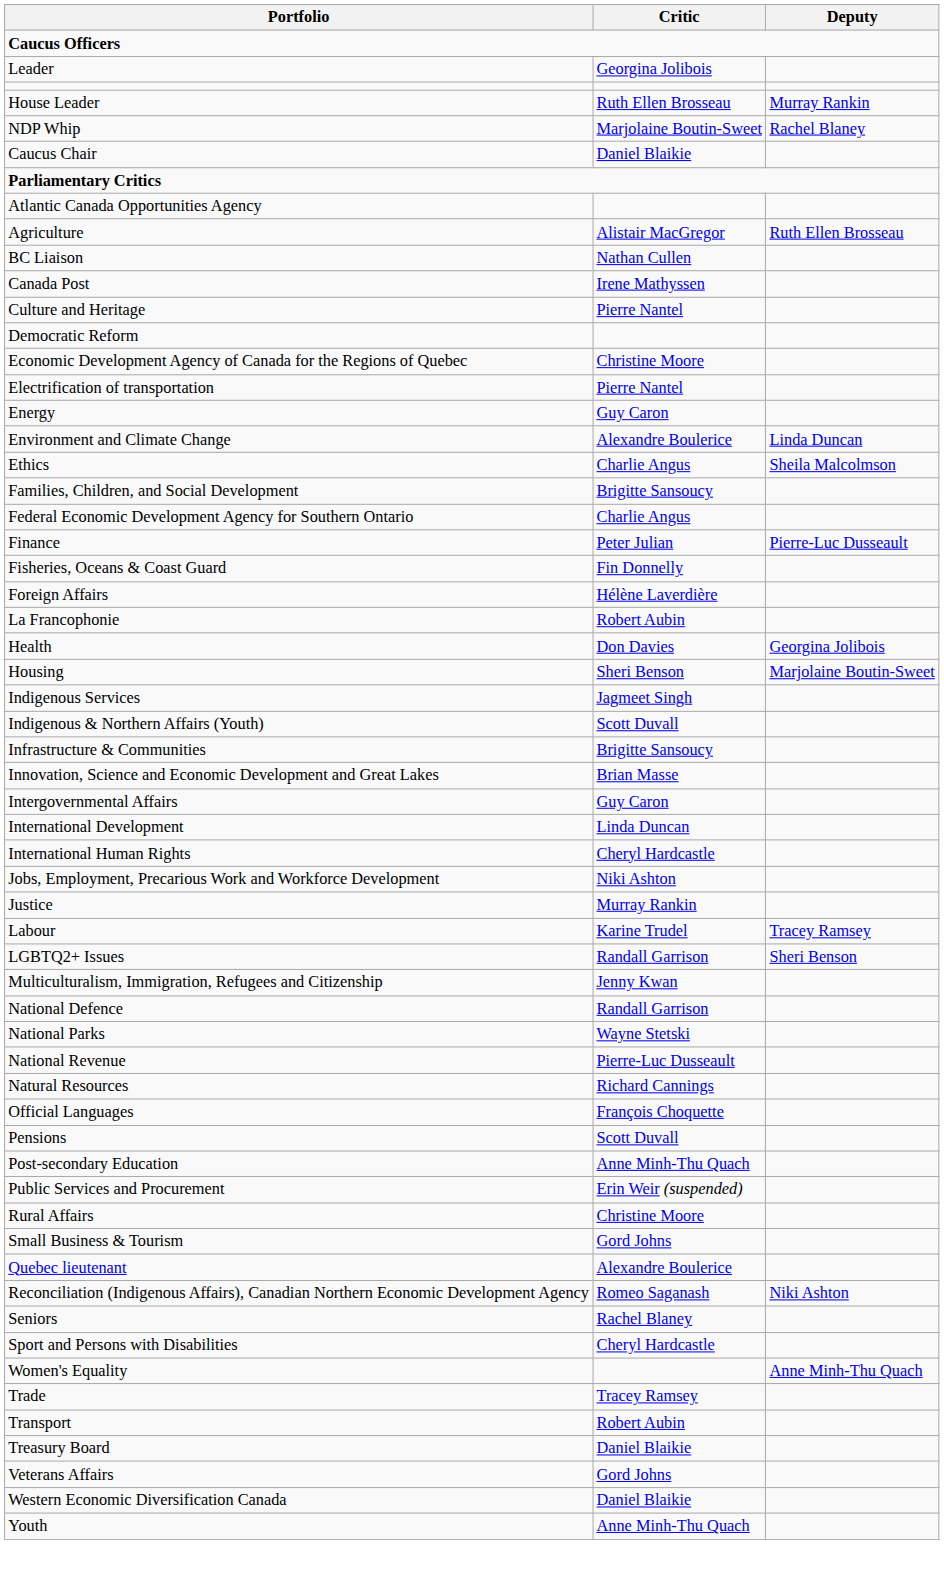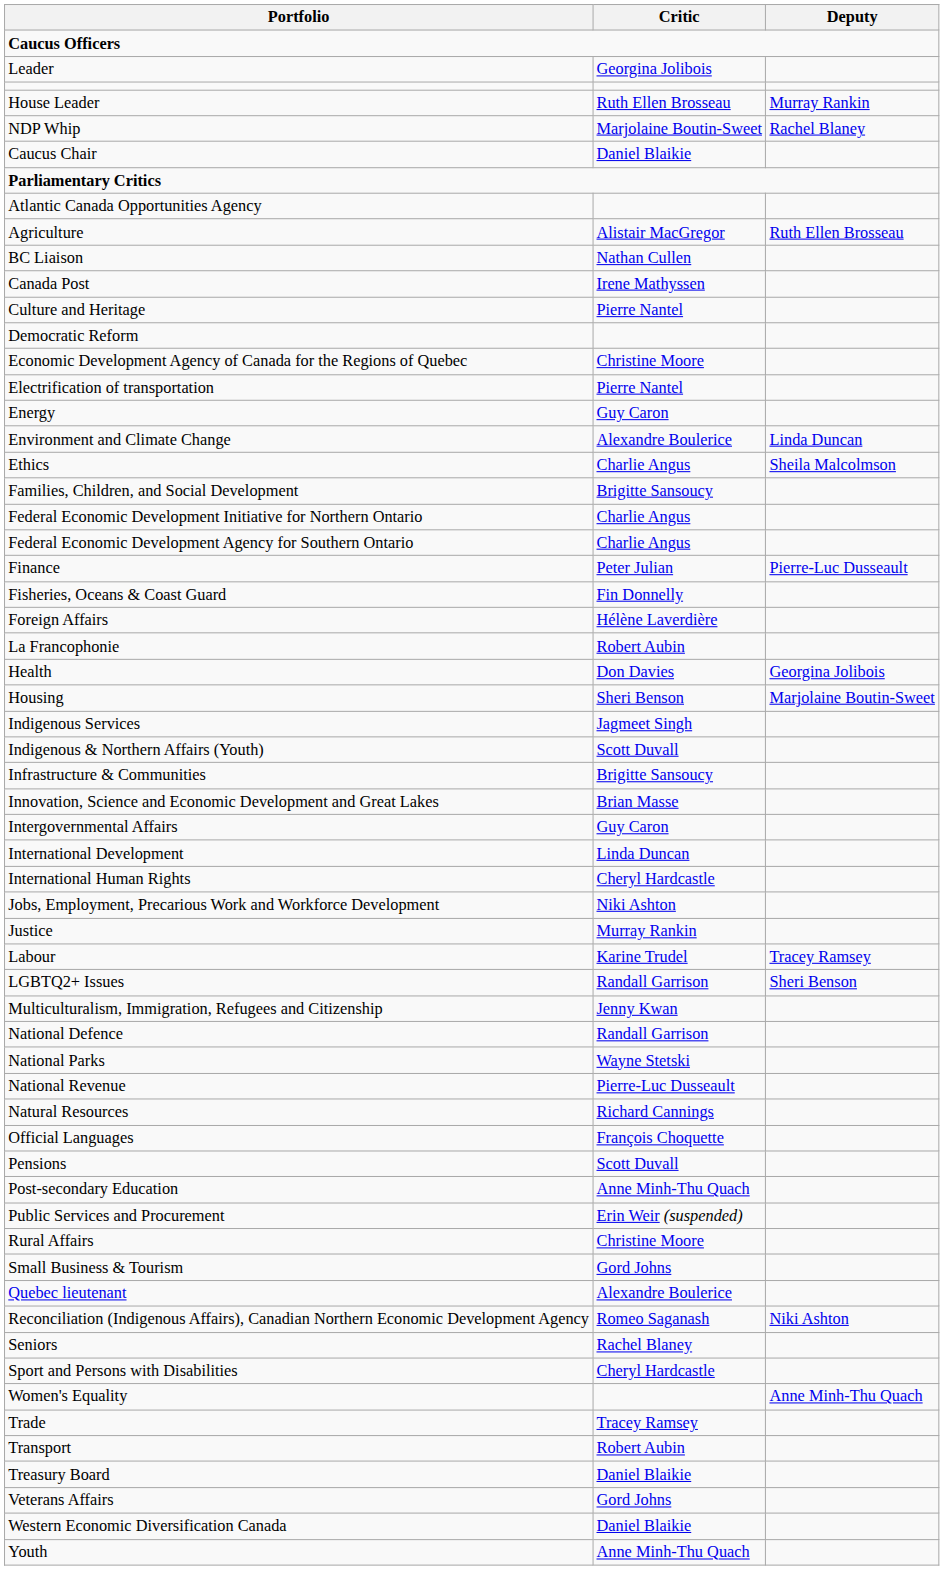+ row: (215, 516)
